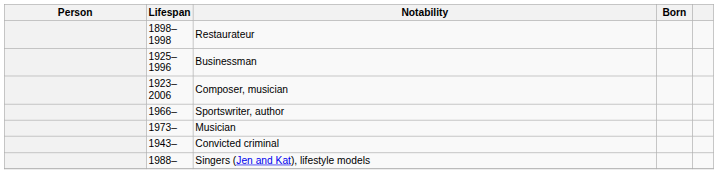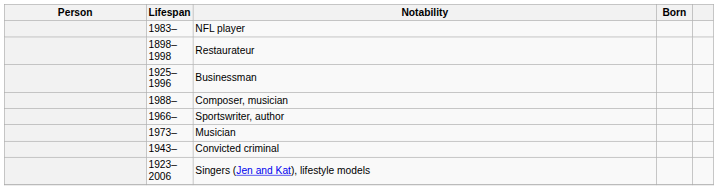+ row: (220, 28)
(163, 90) 1923–2006 -> (163, 100) 1988–
(163, 160) 1988– -> (163, 171) 1923–2006
